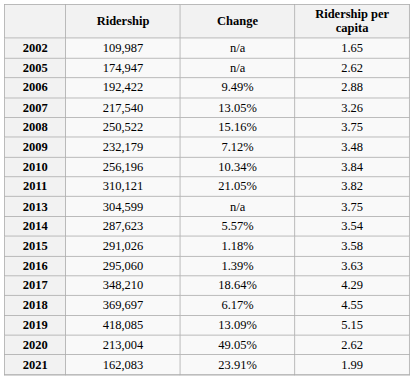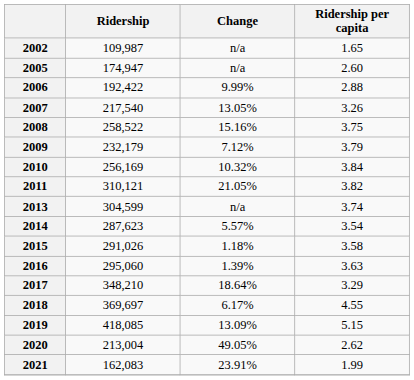(352, 68) 2.62 -> (352, 68) 2.60
(238, 87) 9.49% -> (238, 87) 9.99%
(123, 127) 250,522 -> (123, 127) 258,522
(352, 147) 3.48 -> (352, 147) 3.79
(123, 166) 256,196 -> (123, 166) 256,169
(238, 166) 10.34% -> (238, 166) 10.32%
(352, 206) 3.75 -> (352, 206) 3.74
(352, 285) 4.29 -> (352, 285) 3.29
